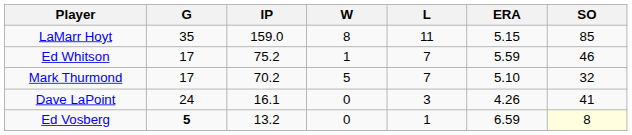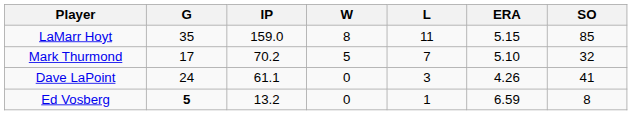- row: (76, 57)
(267, 99) 16.1 -> (267, 78) 61.1
(587, 120) lightyellow background -> (587, 99) no background
